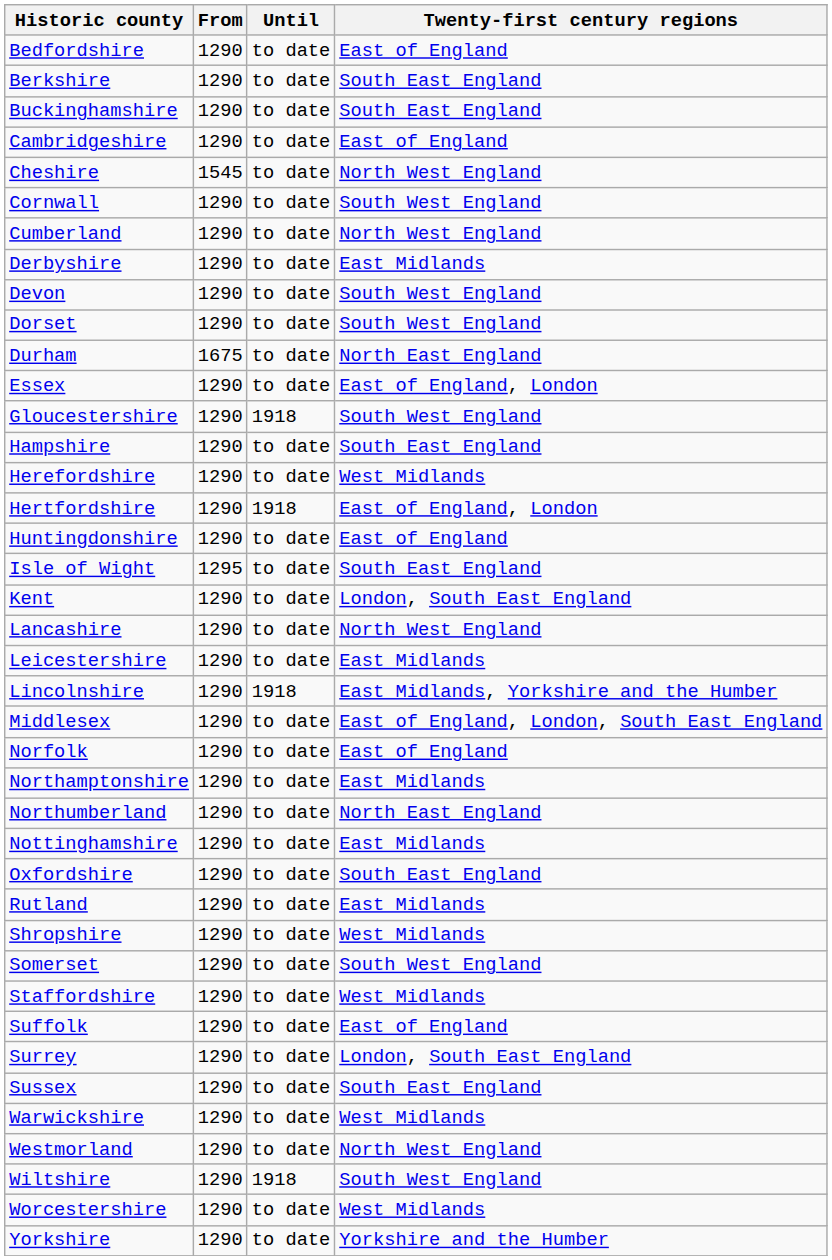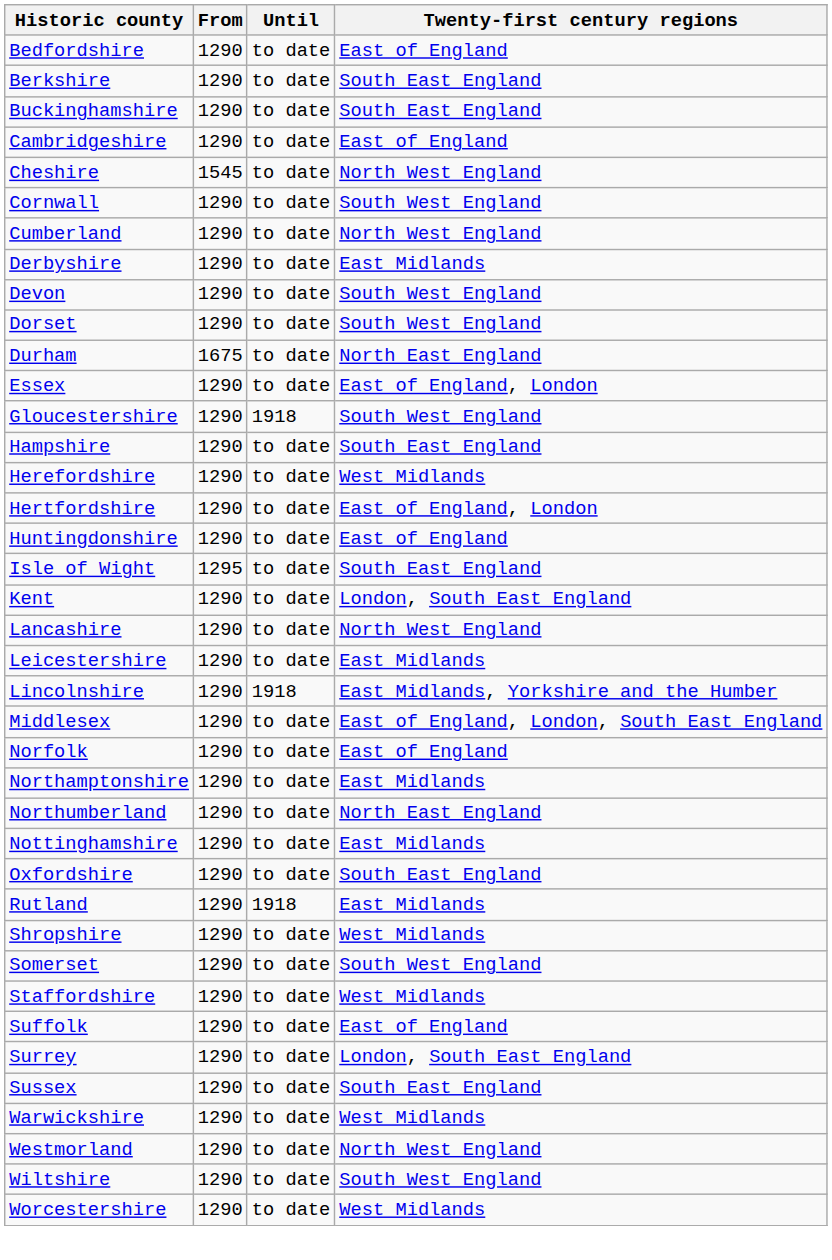(274, 508) 1918 -> (291, 508) to date
(291, 905) to date -> (274, 905) 1918
(274, 1179) 1918 -> (291, 1179) to date
- row: (60, 1240)
